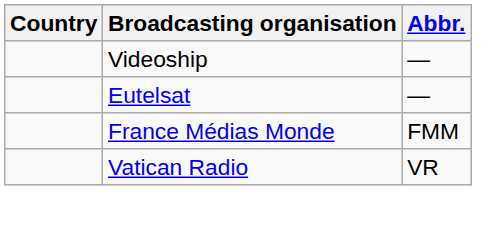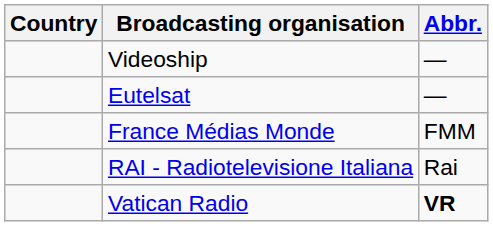+ row: (261, 167)
(423, 167) normal -> (440, 203) bold
